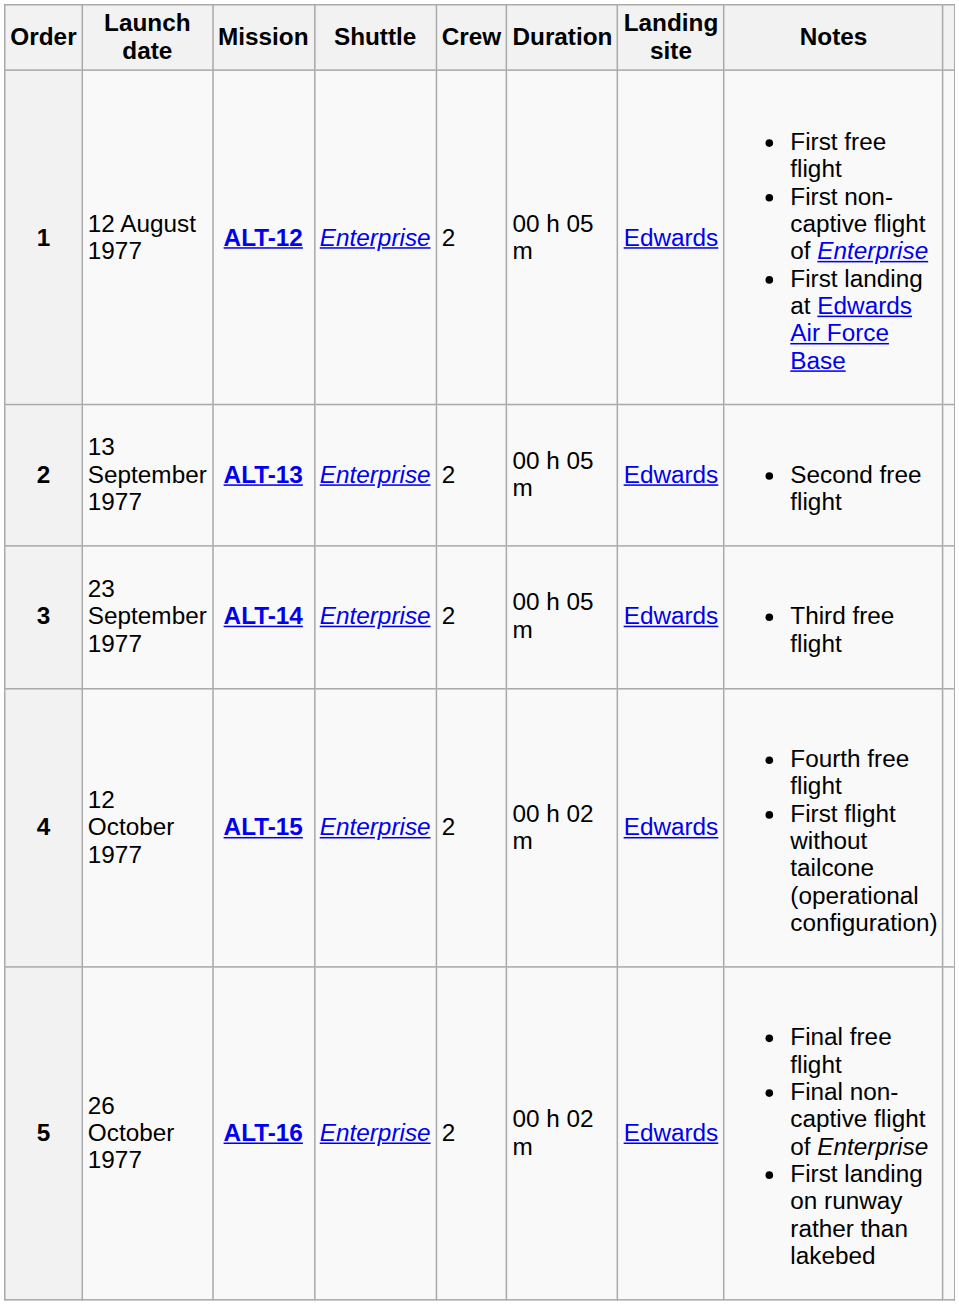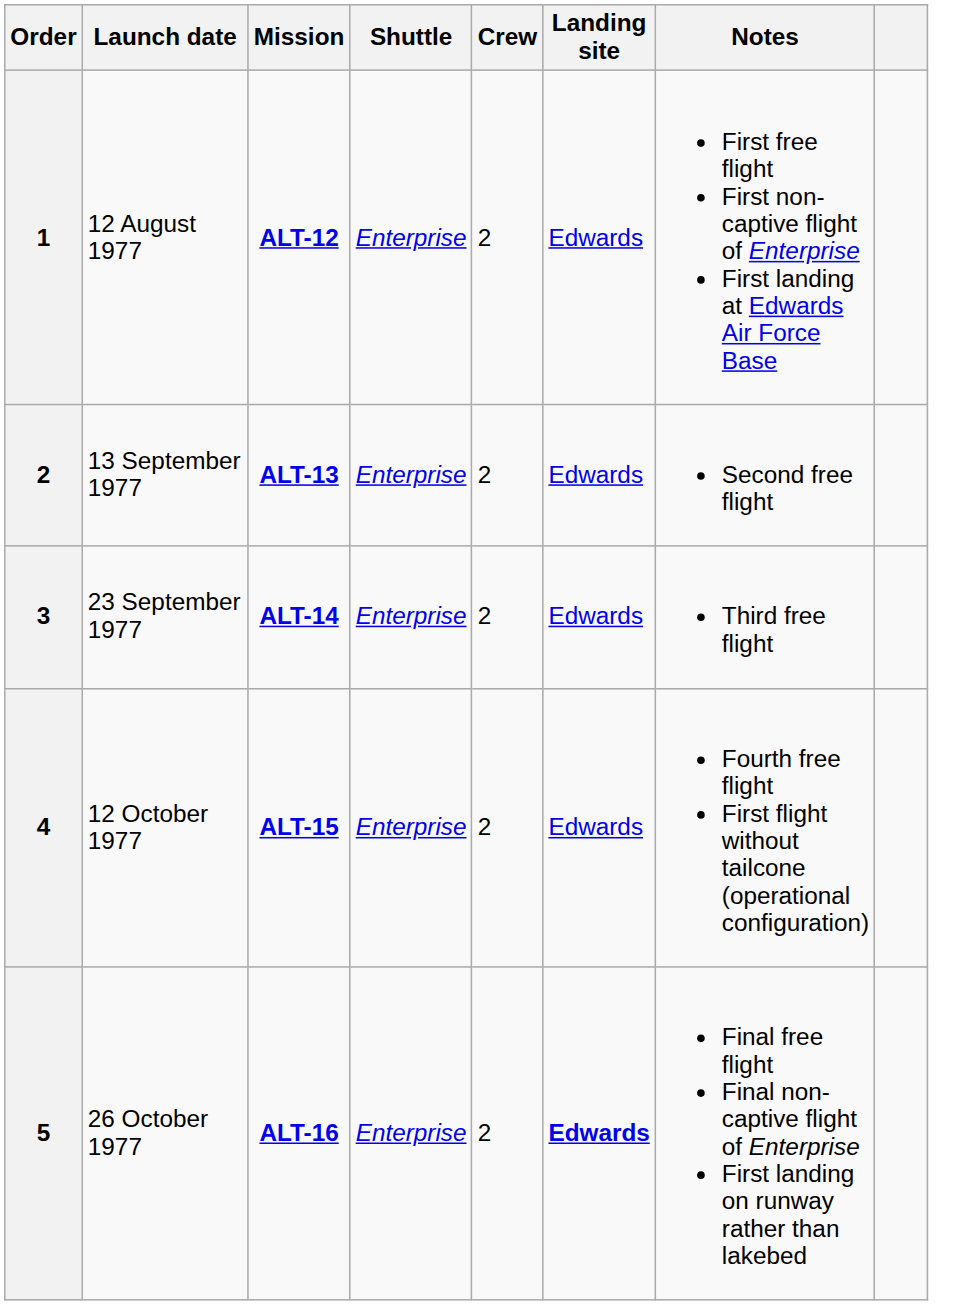- column: (562, 37)
(671, 1133) normal -> (599, 1133) bold
